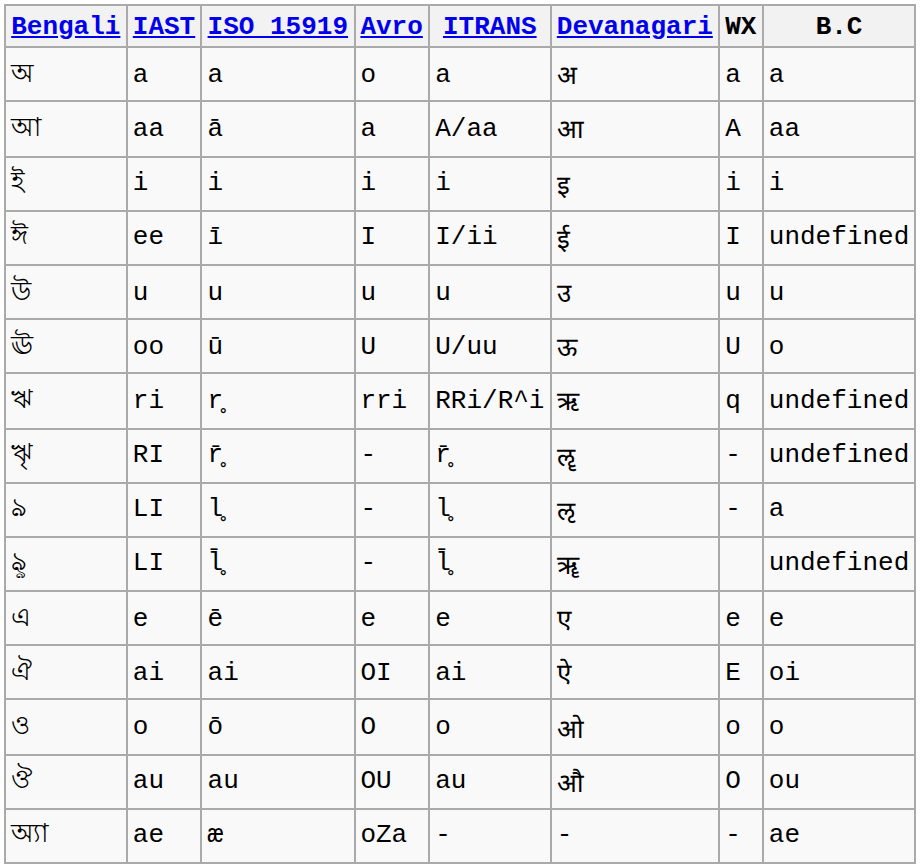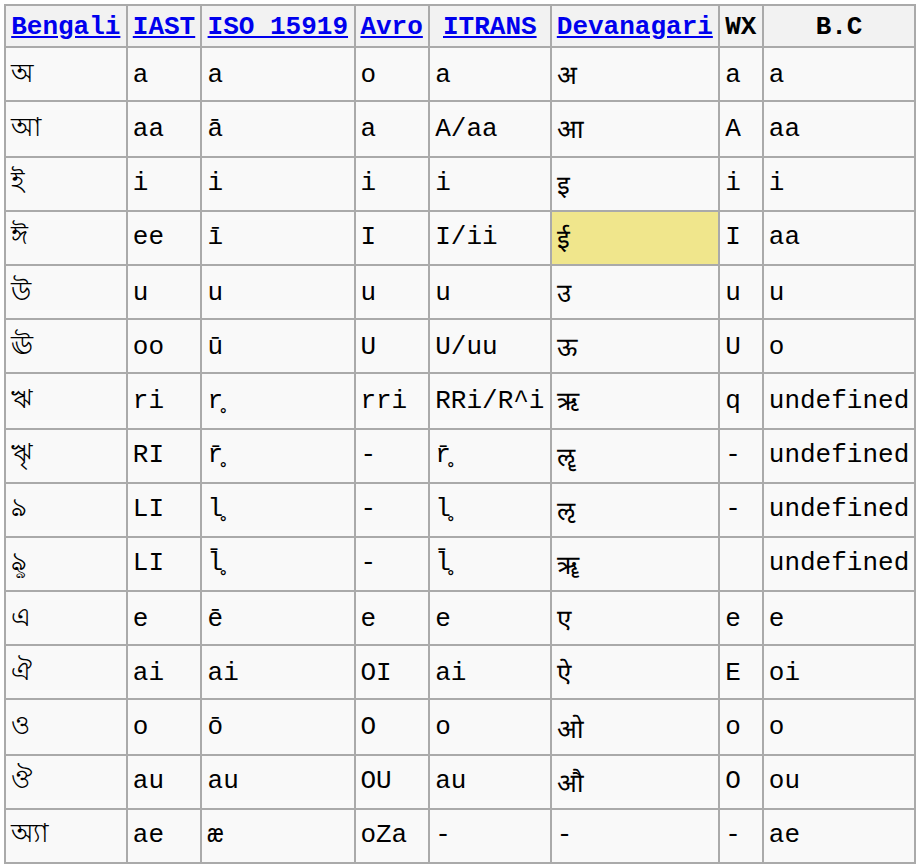(563, 241) no background -> (563, 241) khaki background
(839, 238) undefined -> (784, 238) aa
(777, 510) a -> (839, 510) undefined
